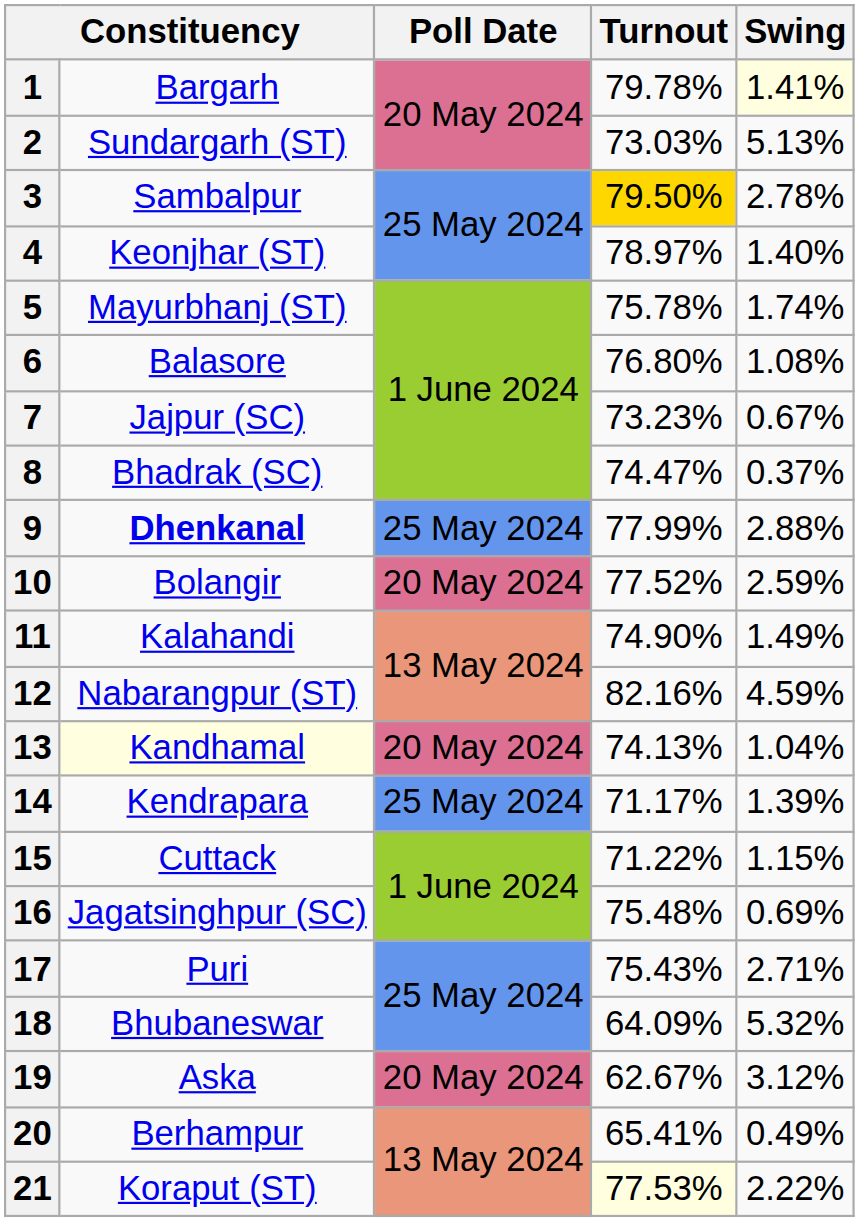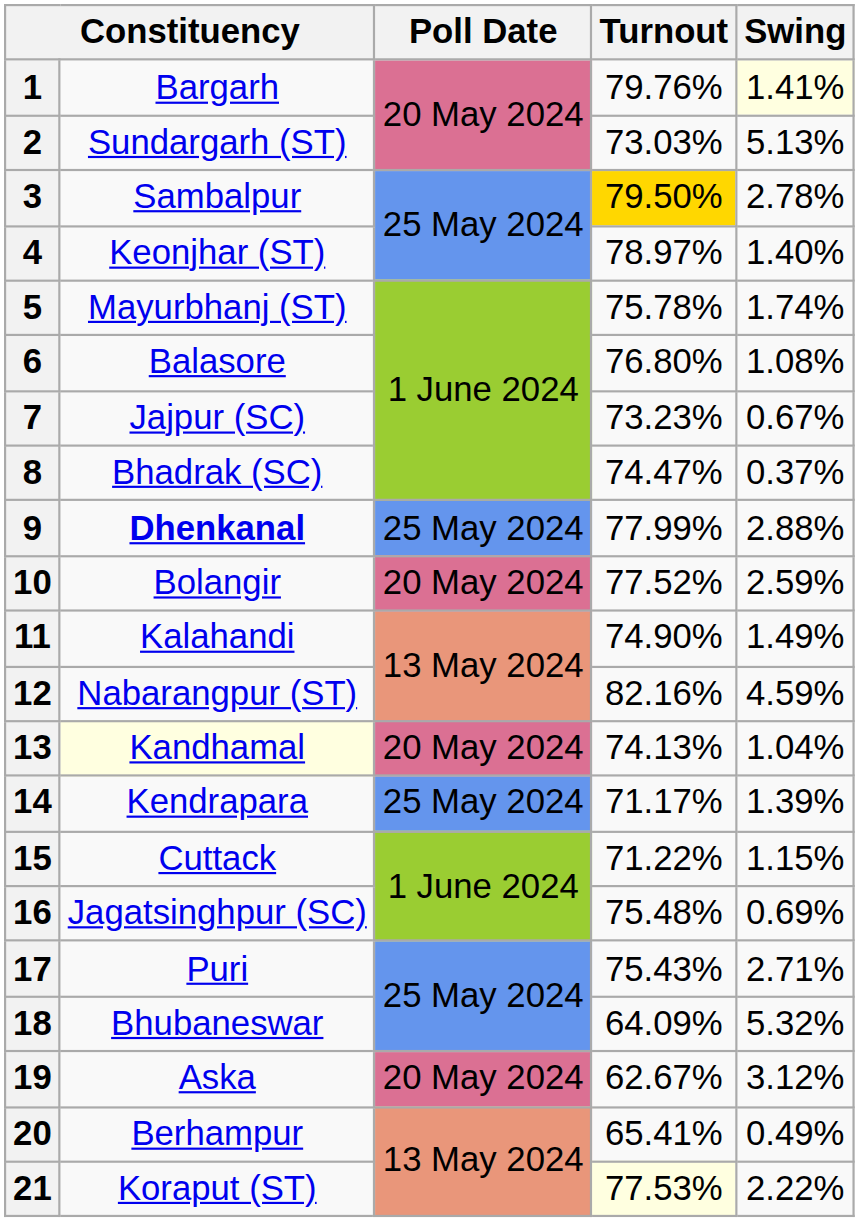(664, 87) 79.78% -> (664, 87) 79.76%
